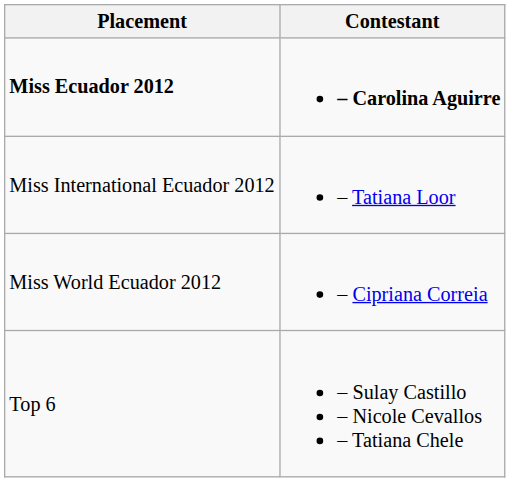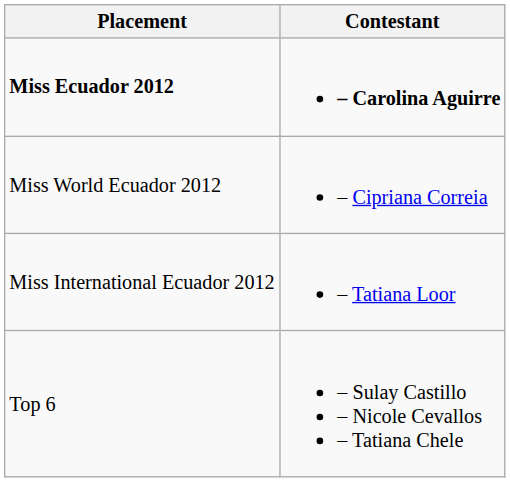rows swapped: (115, 282) <-> (142, 184)
